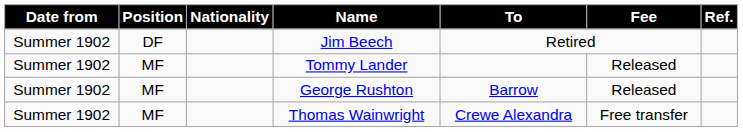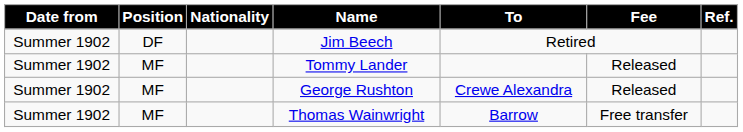(514, 90) Barrow -> (514, 90) Crewe Alexandra
(514, 114) Crewe Alexandra -> (514, 114) Barrow
